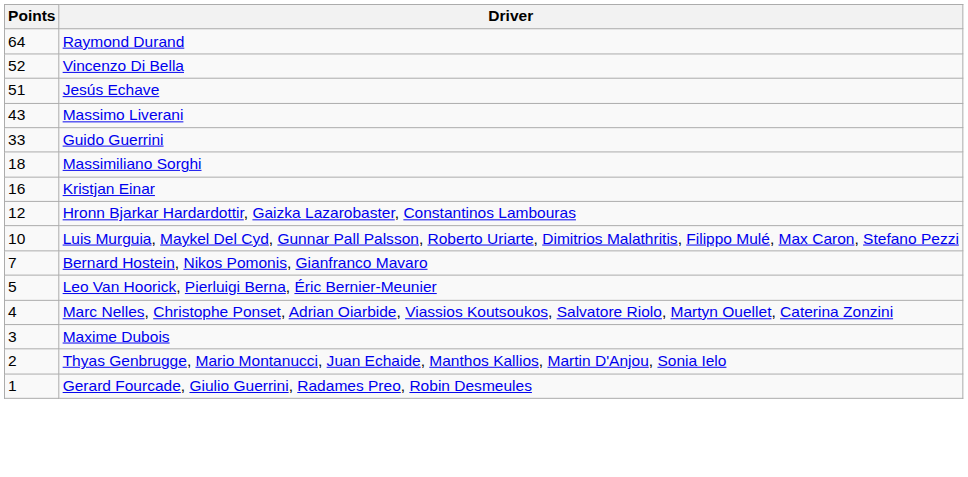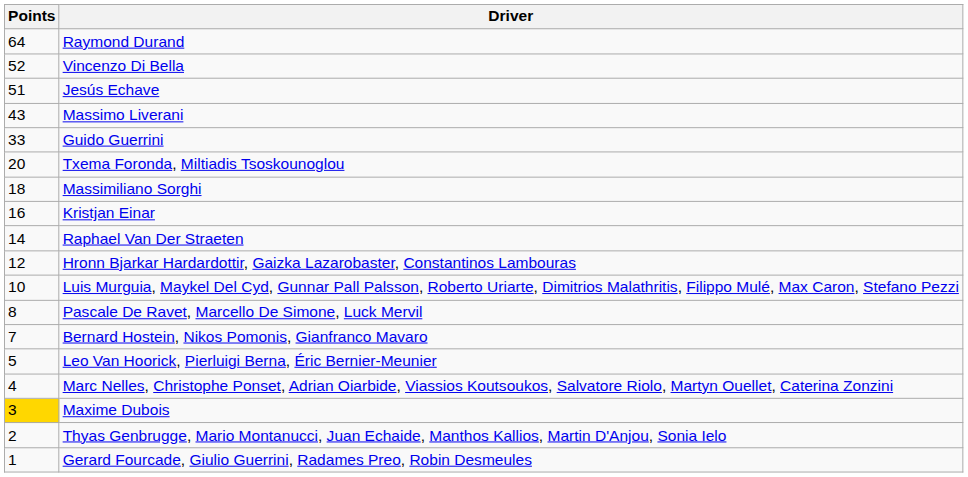+ row: (204, 164)
+ row: (153, 238)
+ row: (242, 312)
(12, 336) no background -> (12, 410) gold background
